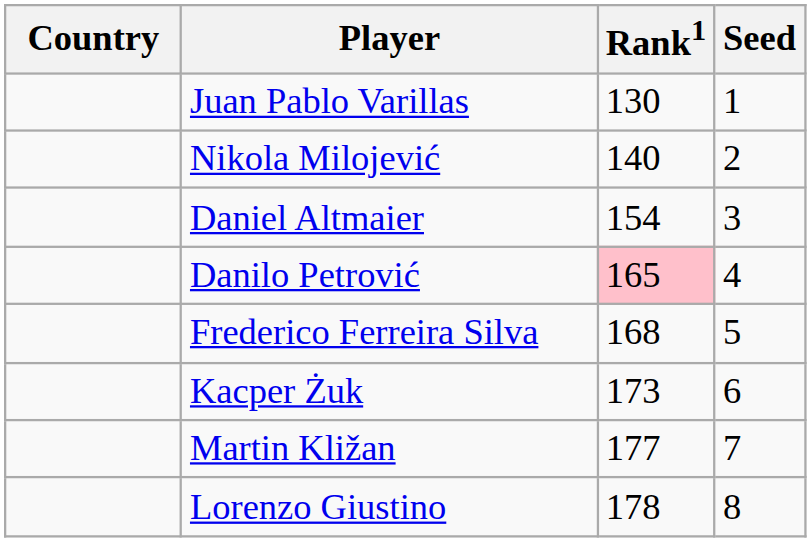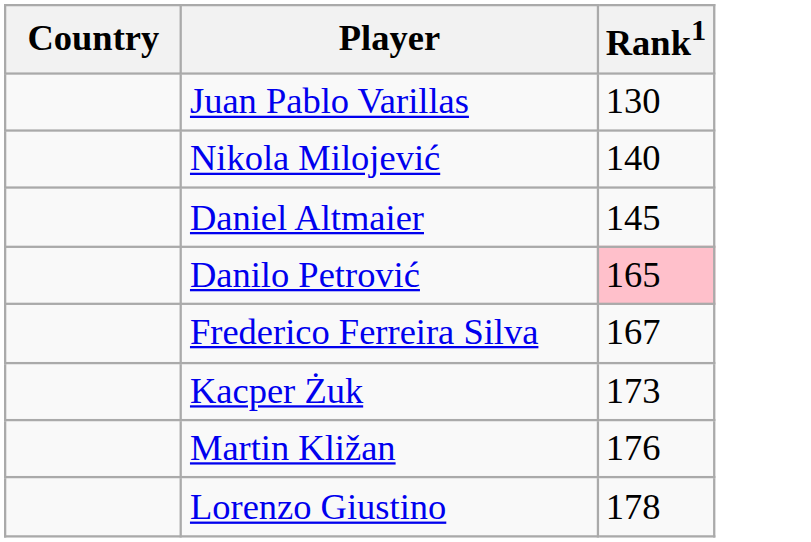- column: (759, 38)
(633, 216) 154 -> (633, 216) 145
(633, 332) 168 -> (633, 332) 167
(633, 448) 177 -> (633, 448) 176
